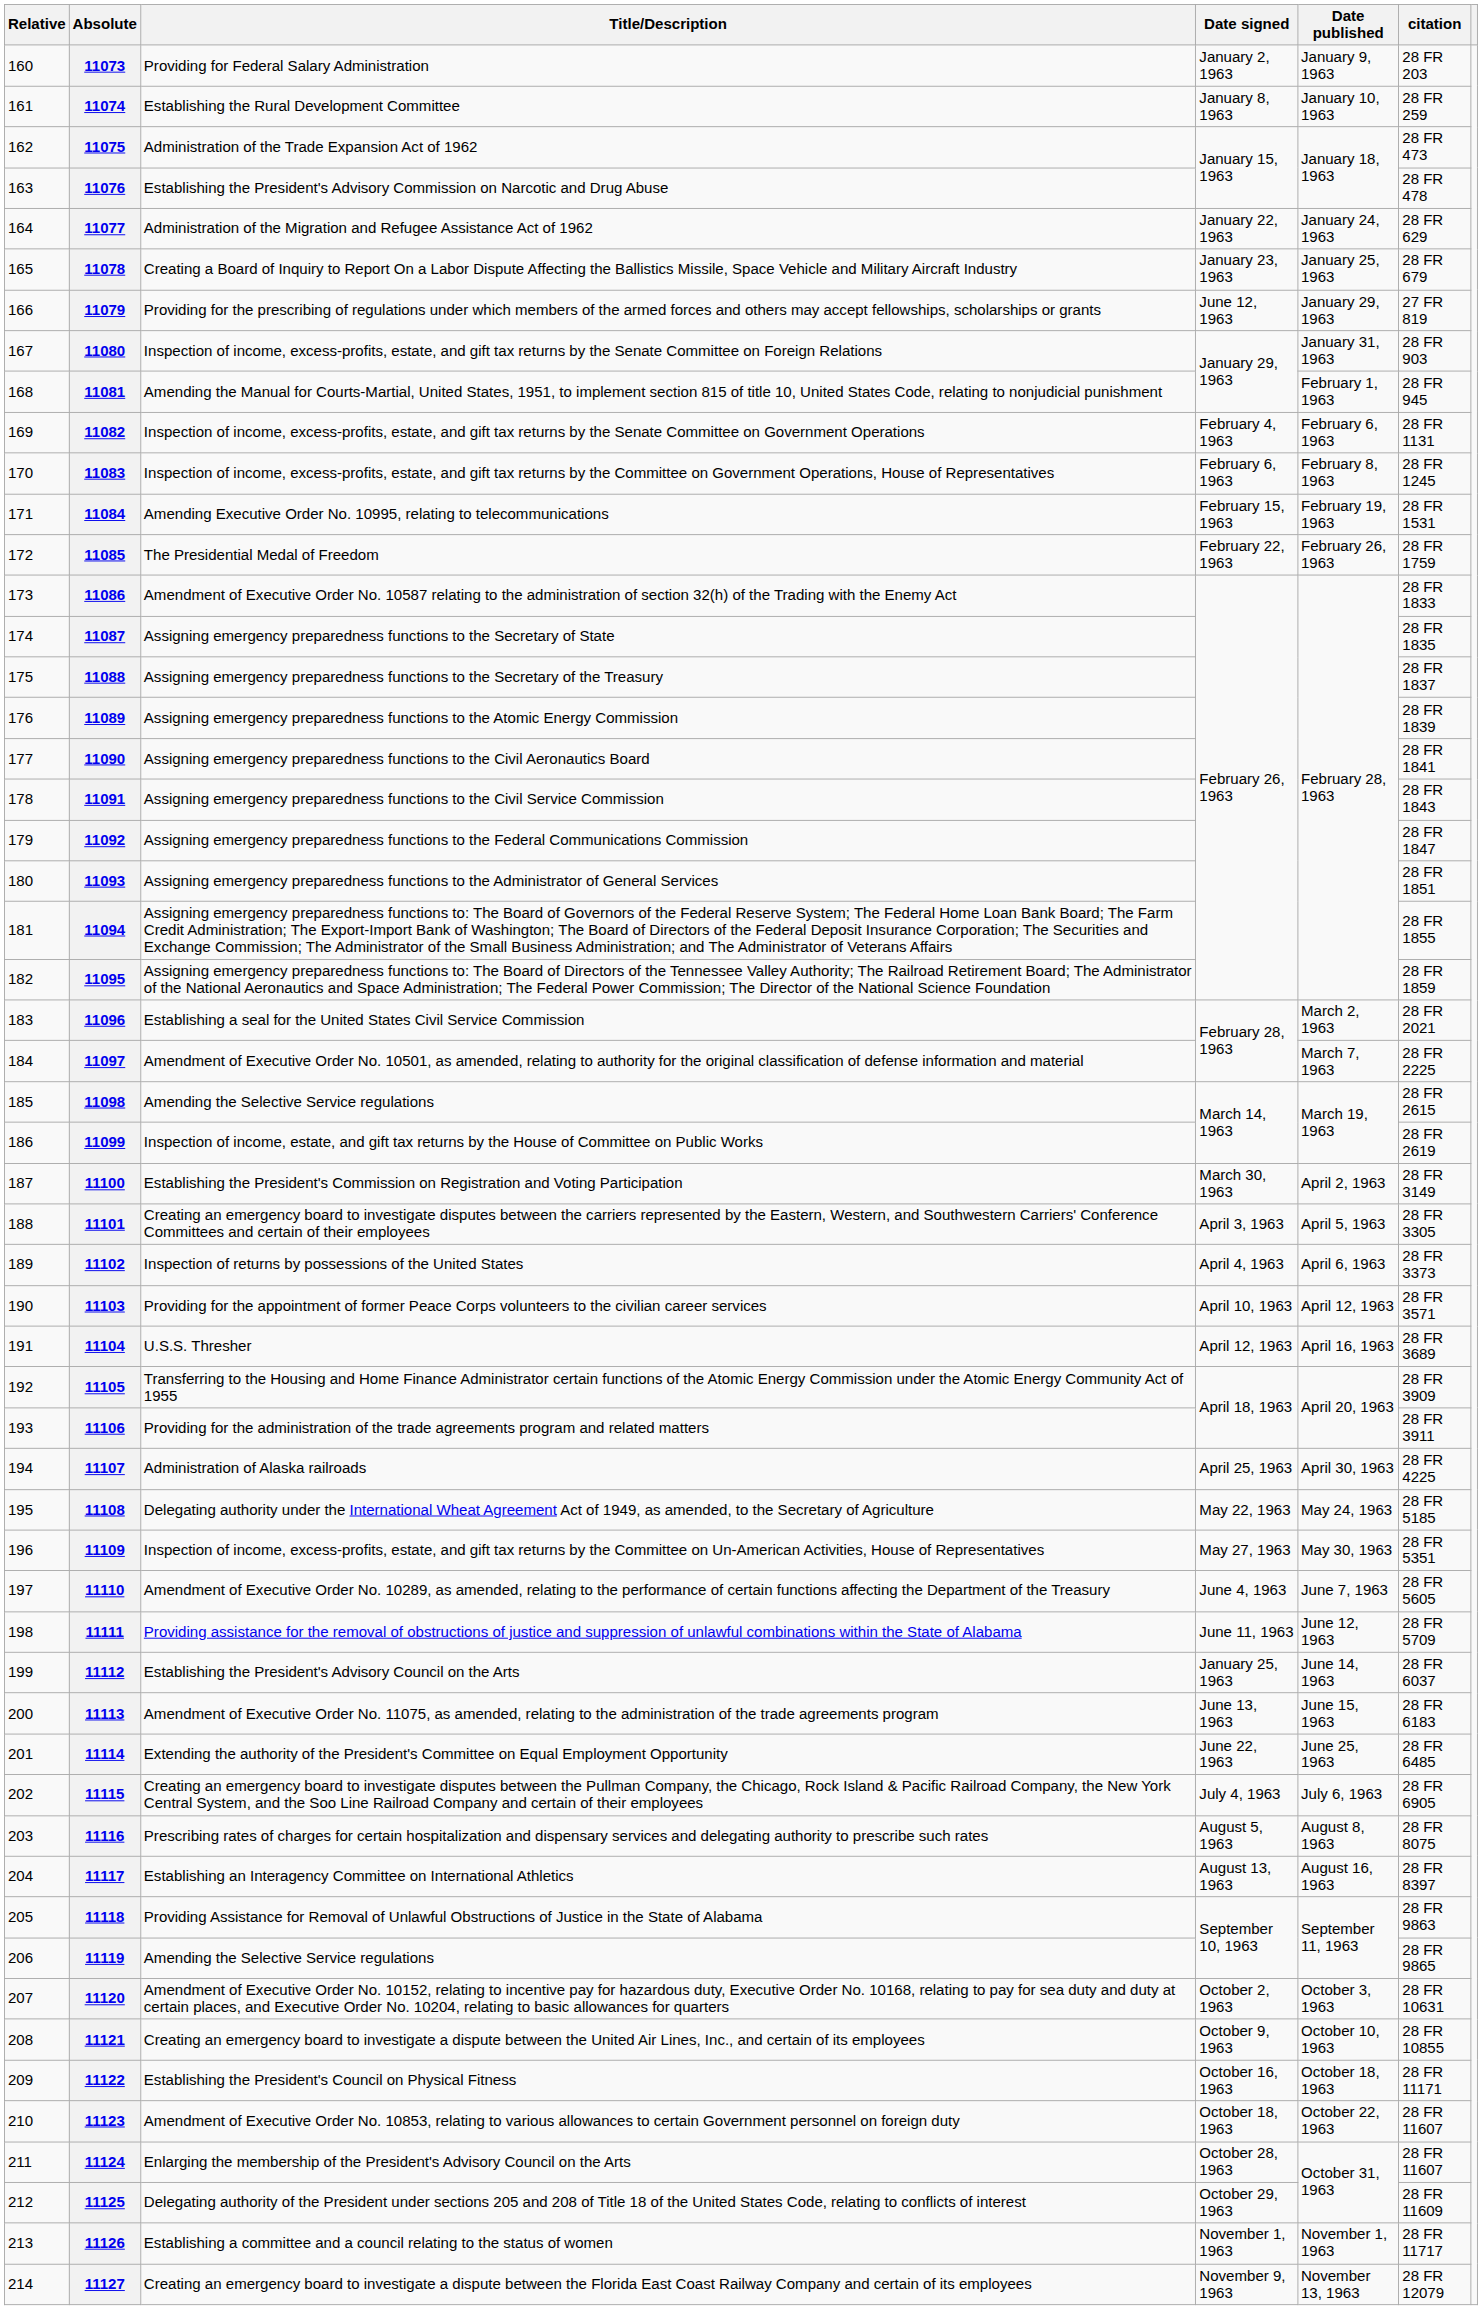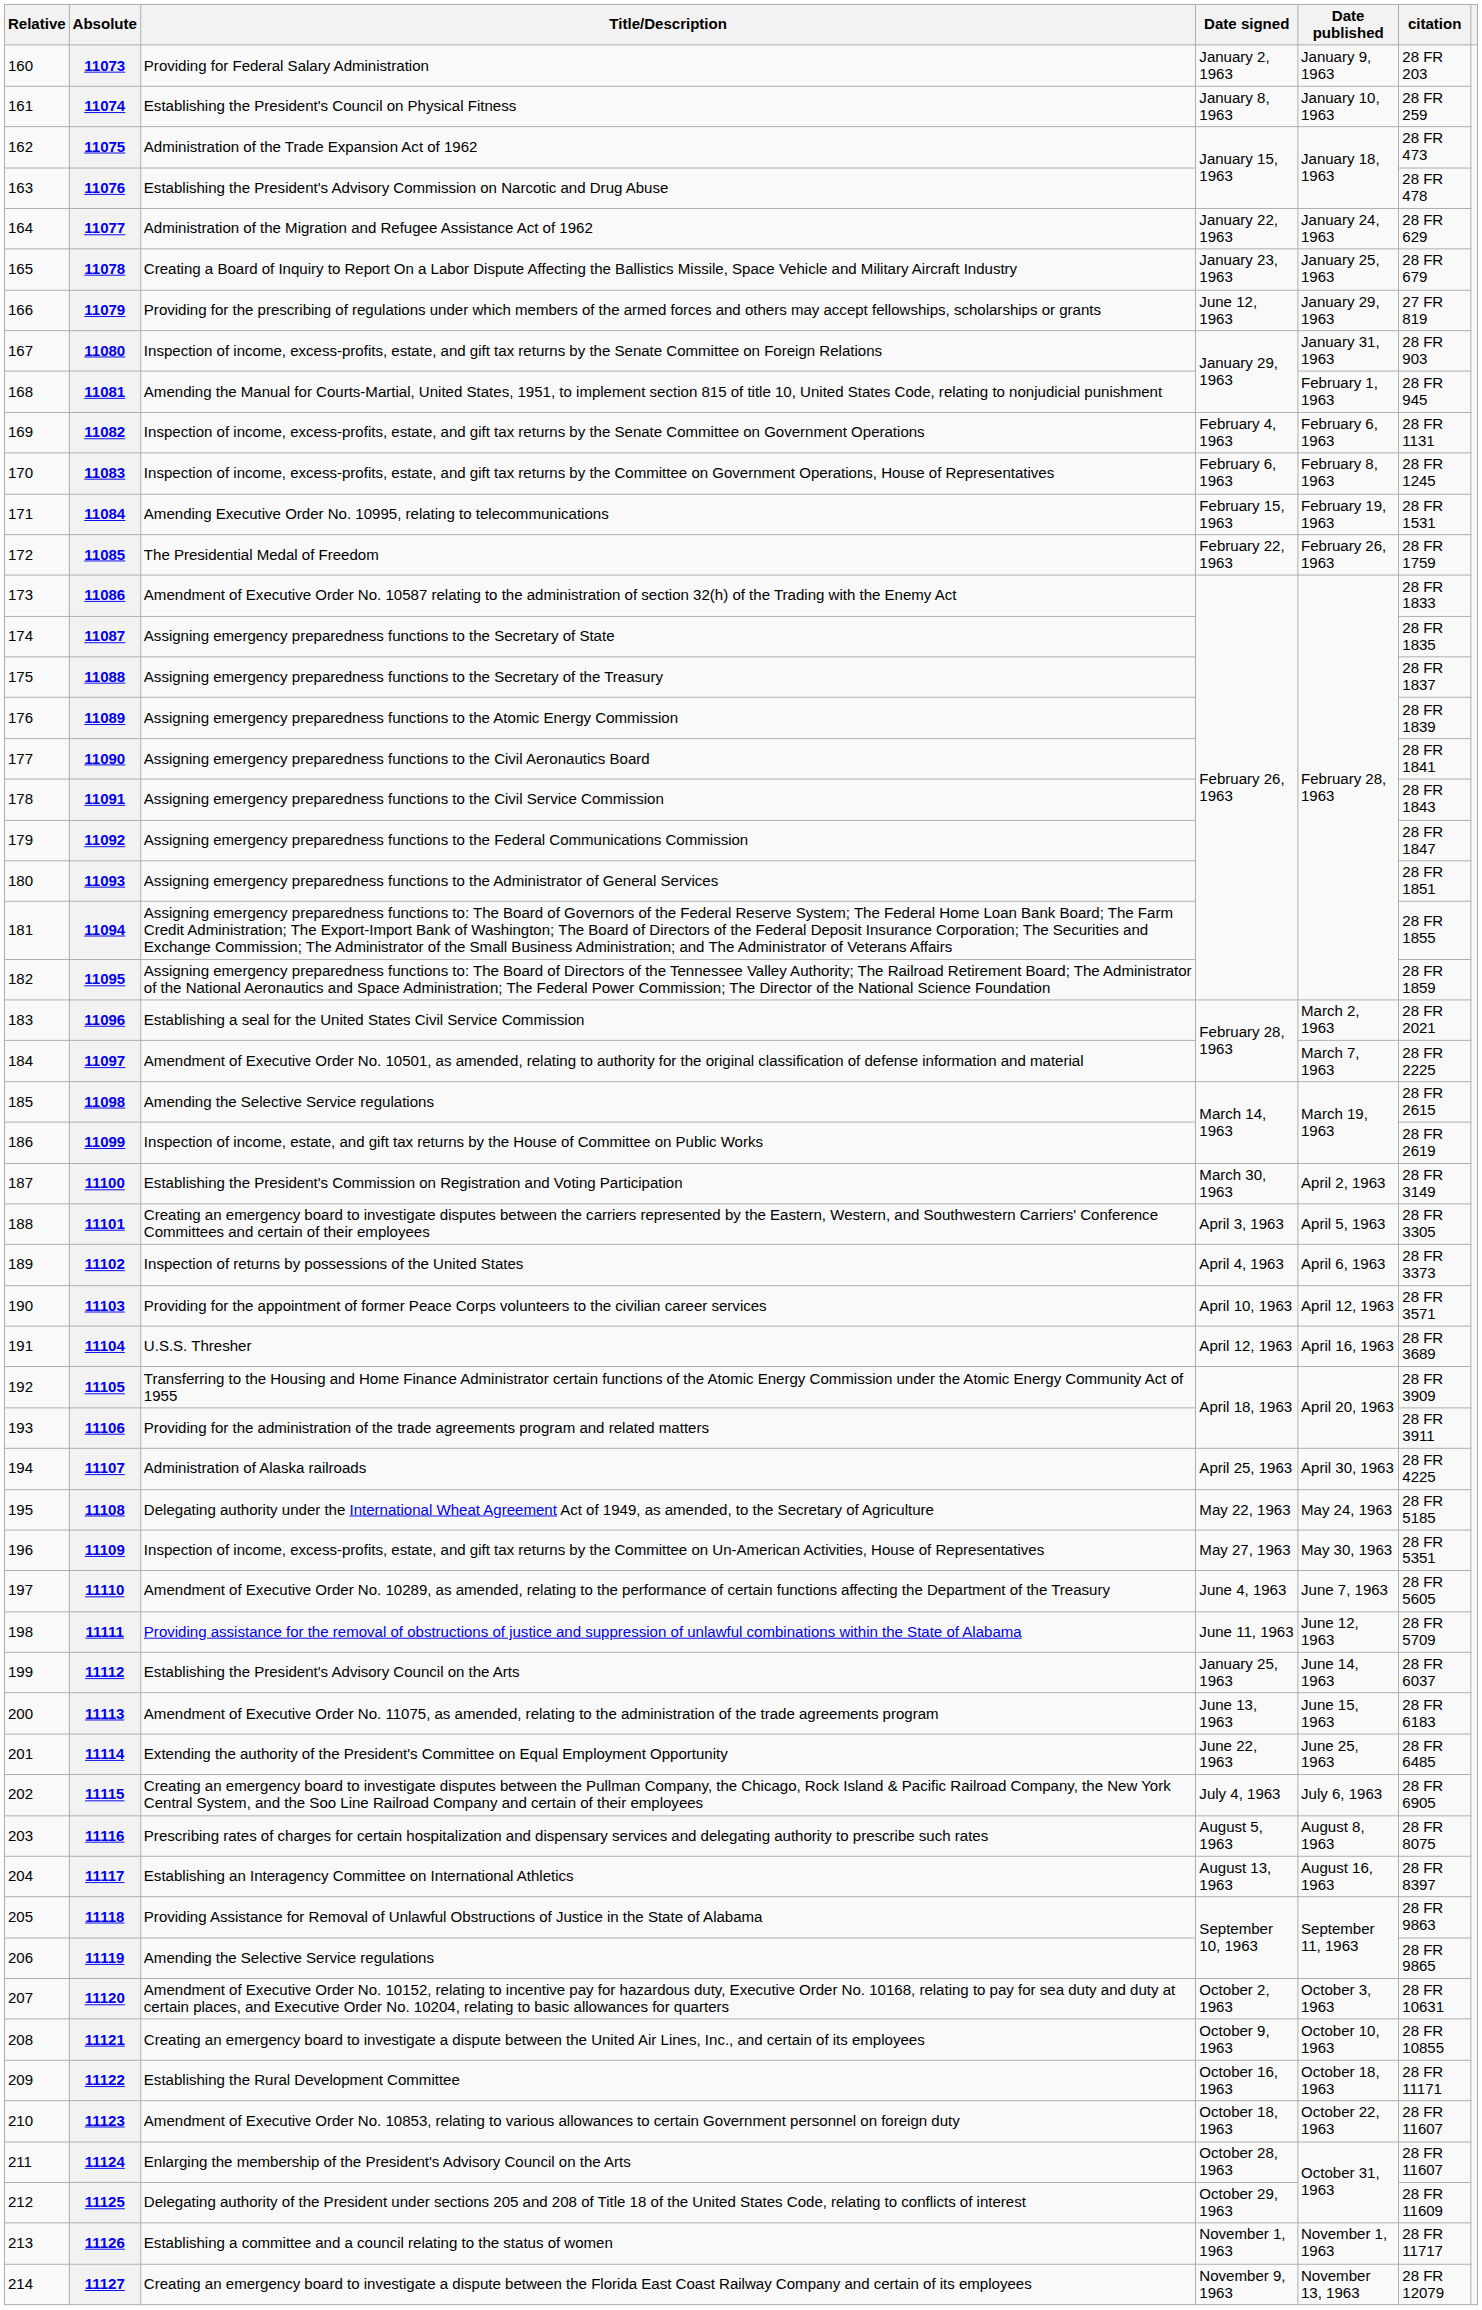(302, 106) Establishing the Rural Development Committee -> (330, 106) Establishing the President's Council on Physical Fitness
(330, 2080) Establishing the President's Council on Physical Fitness -> (302, 2080) Establishing the Rural Development Committee
